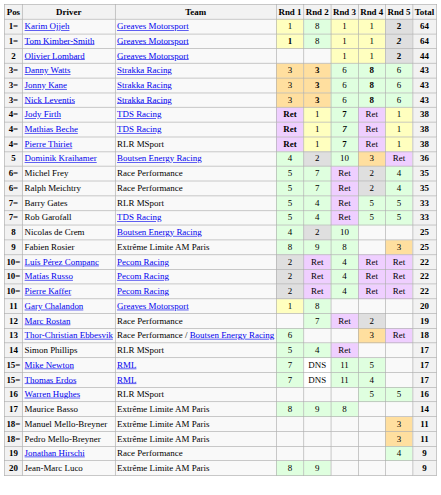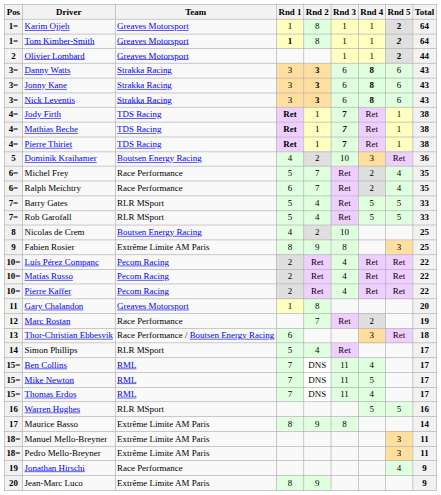(141, 144) RLR MSport -> (139, 144) TDS Racing
(290, 188) 5 -> (290, 188) 6
(139, 218) TDS Racing -> (141, 218) RLR MSport
+ row: (46, 365)
